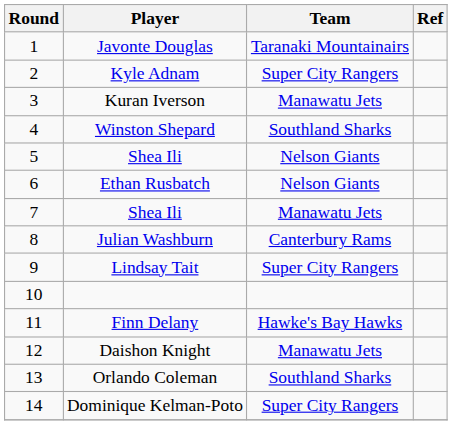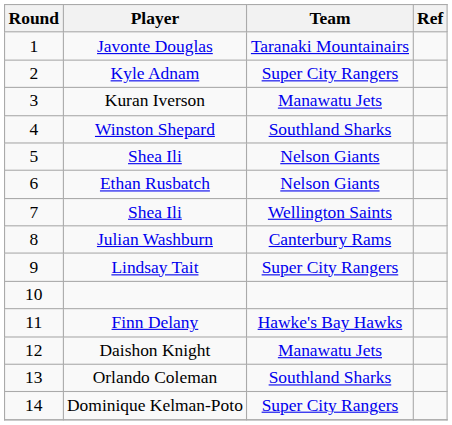(330, 211) Manawatu Jets -> (330, 211) Wellington Saints
